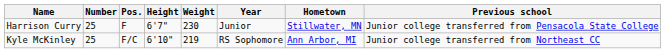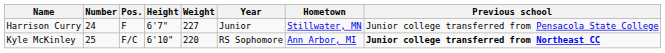(90, 26) 25 -> (90, 26) 24
(191, 26) 230 -> (191, 26) 227
(191, 40) 219 -> (191, 40) 220
(483, 40) normal -> (483, 40) bold
